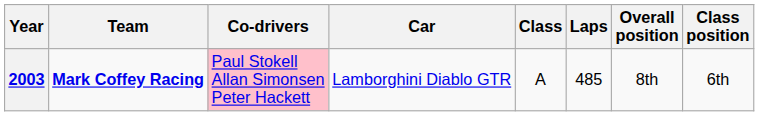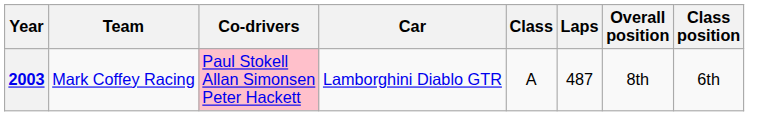(128, 80) bold -> (123, 80) normal
(589, 80) 485 -> (580, 80) 487
